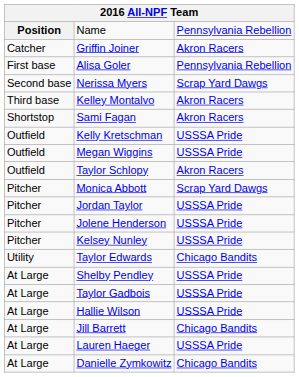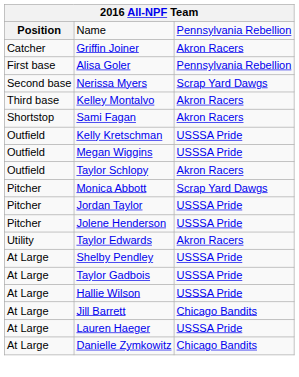- row: (112, 240)
(217, 258) Chicago Bandits -> (210, 240) Akron Racers
